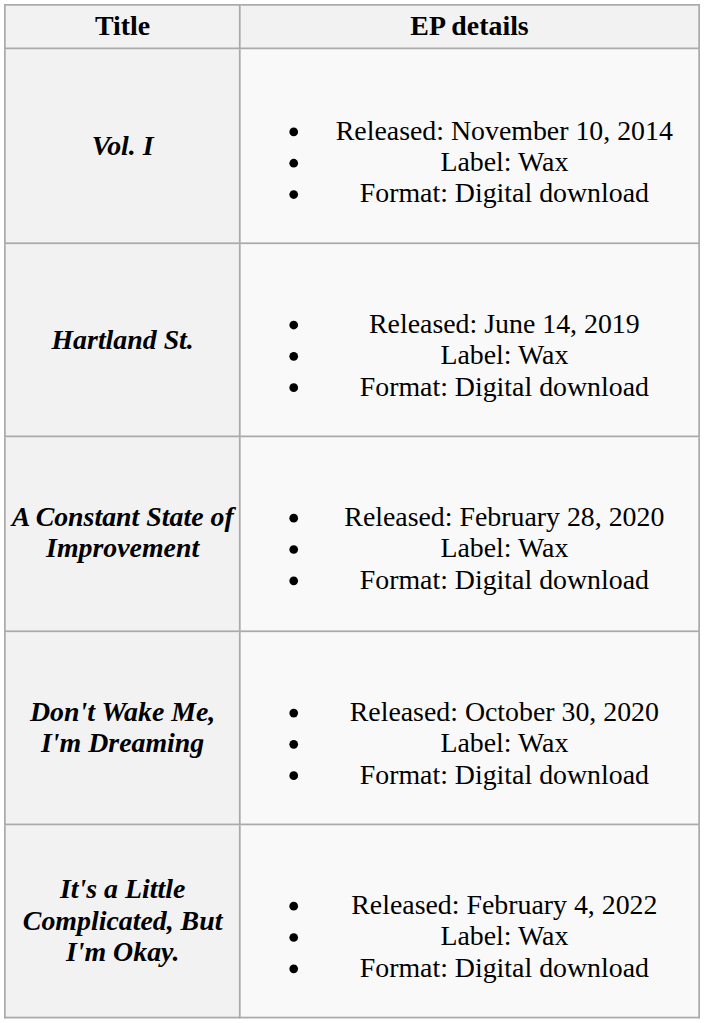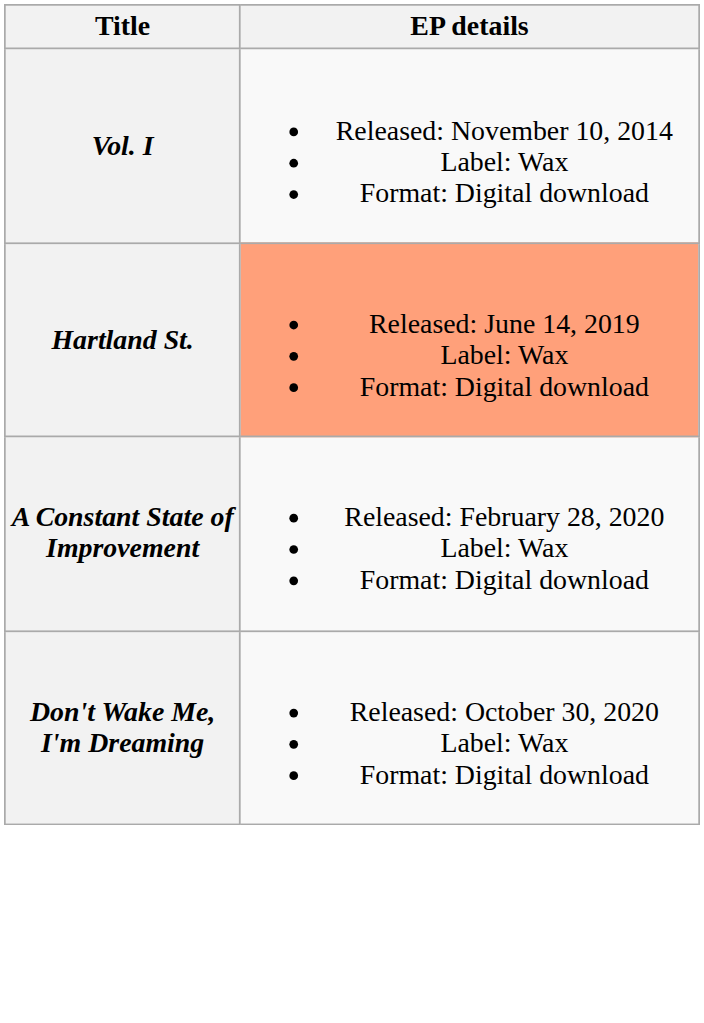(470, 355) no background -> (470, 355) lightsalmon background
- row: (123, 920)
